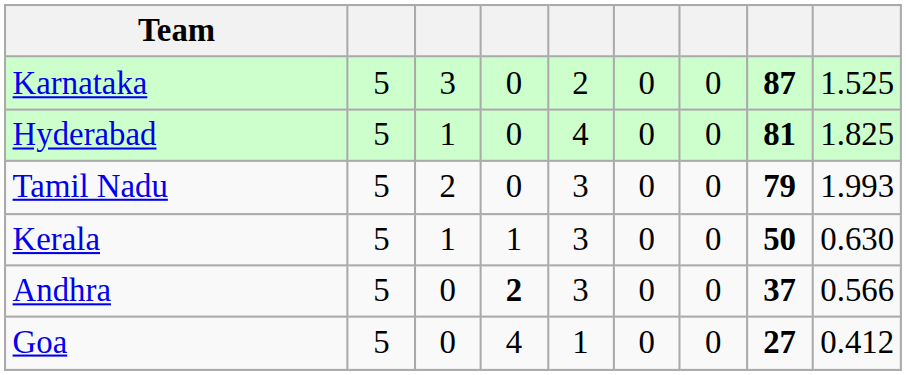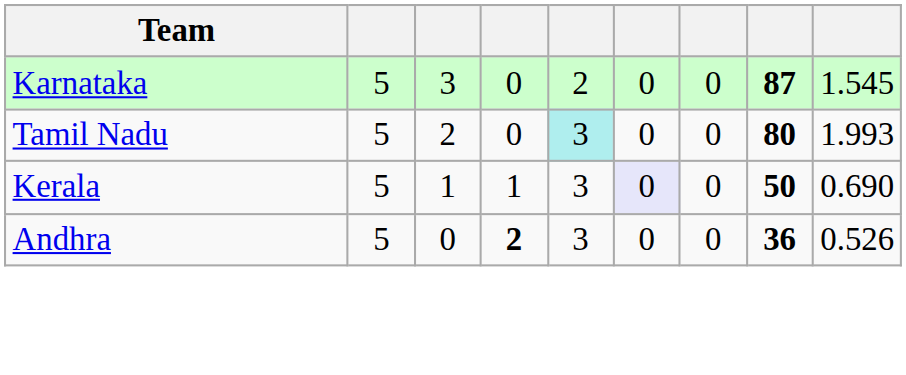(857, 82) 1.525 -> (857, 82) 1.545
- row: (85, 134)
(580, 186) no background -> (580, 134) paleturquoise background
(780, 186) 79 -> (780, 134) 80
(647, 238) no background -> (647, 186) lavender background
(857, 238) 0.630 -> (857, 186) 0.690
(780, 290) 37 -> (780, 238) 36
(857, 290) 0.566 -> (857, 238) 0.526
- row: (40, 342)
